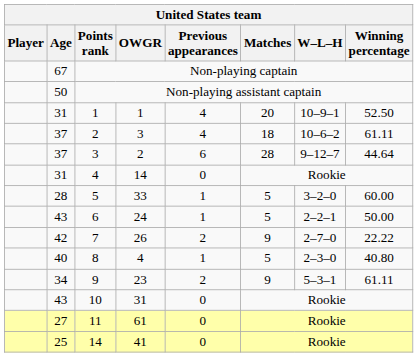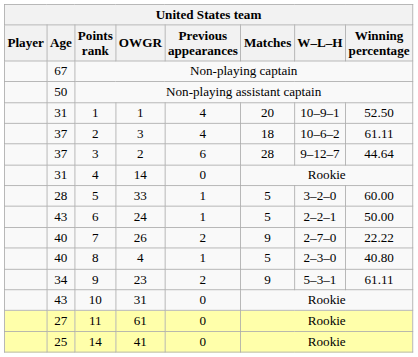(61, 237) 42 -> (61, 237) 40
